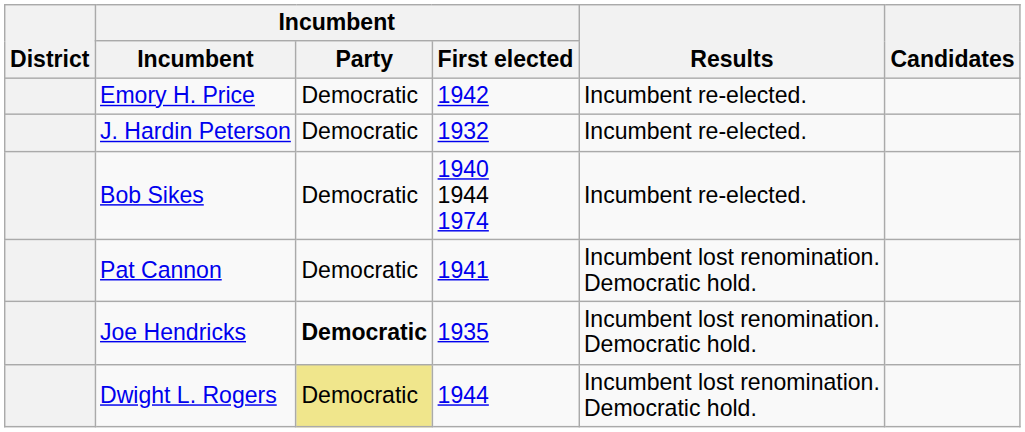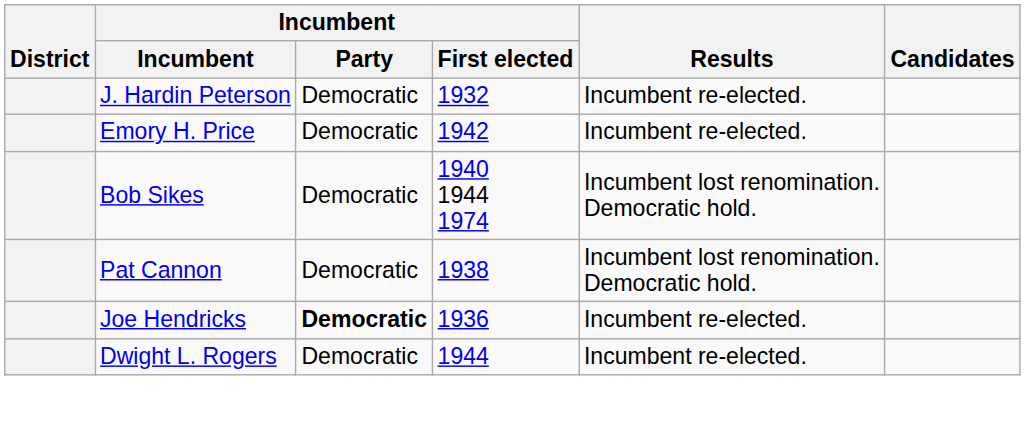rows swapped: (195, 132) <-> (177, 95)
(695, 194) Incumbent re-elected. -> (732, 194) Incumbent lost renomination. Democratic hold.
(463, 270) 1941 -> (463, 270) 1938
(463, 332) 1935 -> (463, 319) 1936
(732, 332) Incumbent lost renomination. Democratic hold. -> (695, 319) Incumbent re-elected.
(360, 395) khaki background -> (360, 356) no background
(732, 395) Incumbent lost renomination. Democratic hold. -> (695, 356) Incumbent re-elected.
